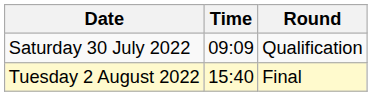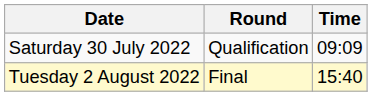columns swapped: (231, 18) <-> (312, 18)
